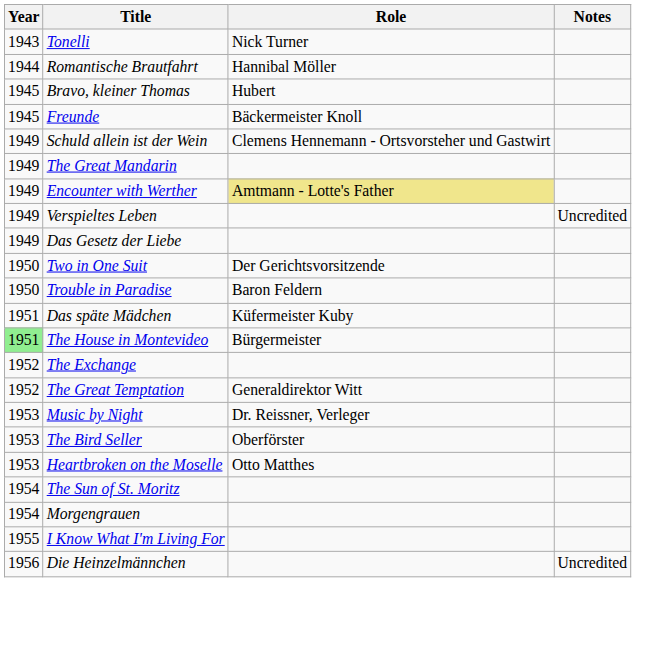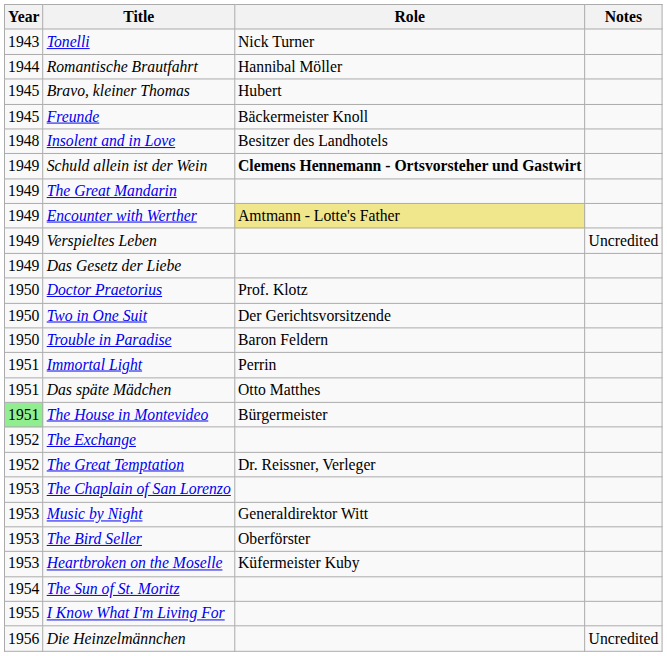+ row: (111, 141)
(391, 141) normal -> (410, 166) bold
+ row: (104, 290)
+ row: (94, 365)
(293, 315) Küfermeister Kuby -> (279, 389) Otto Matthes
(297, 389) Generaldirektor Witt -> (307, 464) Dr. Reissner, Verleger
+ row: (139, 489)
(301, 414) Dr. Reissner, Verleger -> (303, 514) Generaldirektor Witt
(273, 464) Otto Matthes -> (299, 564) Küfermeister Kuby
- row: (93, 514)
